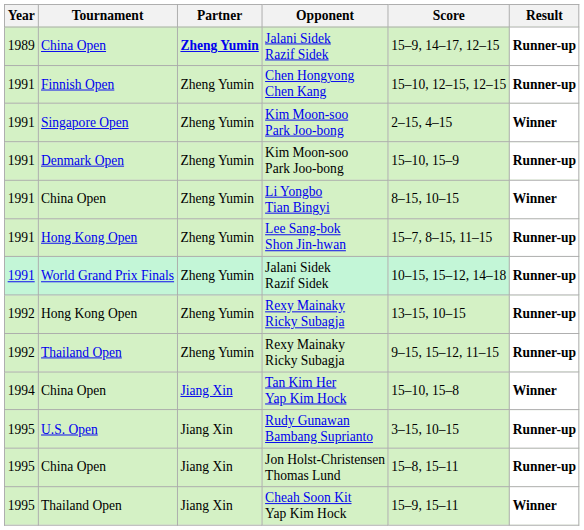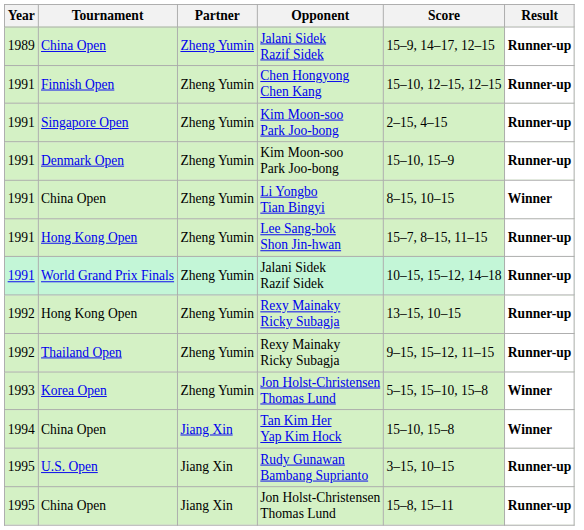(220, 46) bold -> (217, 46) normal
(535, 122) Winner -> (540, 122) Runner-up
+ row: (74, 391)
- row: (81, 506)
